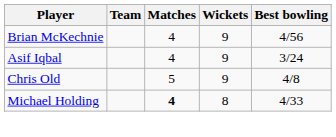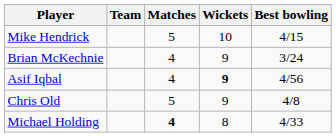+ row: (48, 36)
(291, 36) 4/56 -> (291, 57) 3/24
(225, 57) normal -> (225, 79) bold
(291, 57) 3/24 -> (291, 79) 4/56
